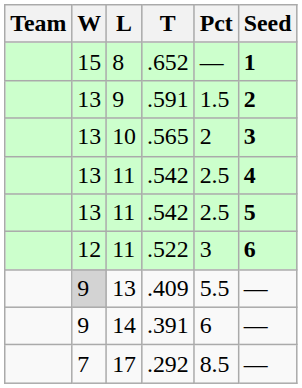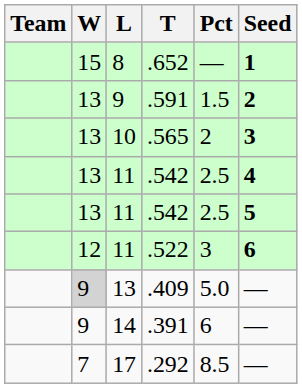(215, 288) 5.5 -> (215, 288) 5.0
